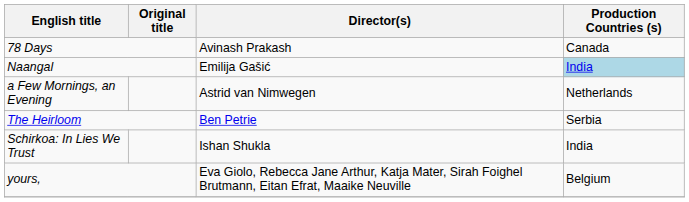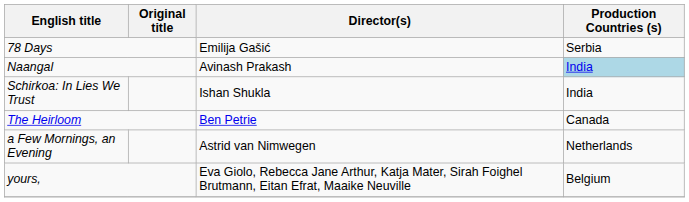(245, 47) Avinash Prakash -> (235, 47) Emilija Gašić
(588, 47) Canada -> (584, 47) Serbia
(235, 67) Emilija Gašić -> (245, 67) Avinash Prakash
rows swapped: (61, 93) <-> (64, 146)
(584, 120) Serbia -> (588, 120) Canada
